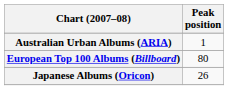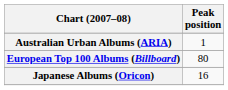(203, 76) 26 -> (203, 76) 16
